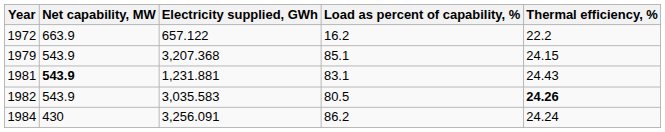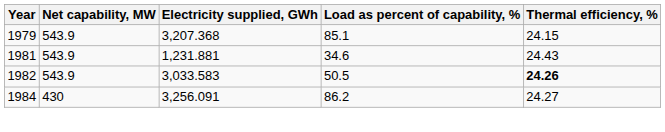- row: (22, 35)
(58, 76) bold -> (58, 55) normal
(337, 76) 83.1 -> (337, 55) 34.6
(191, 96) 3,035.583 -> (191, 76) 3,033.583
(337, 96) 80.5 -> (337, 76) 50.5
(543, 117) 24.24 -> (543, 96) 24.27
